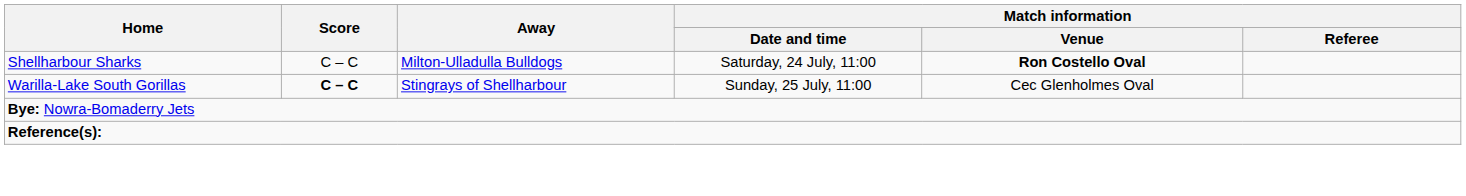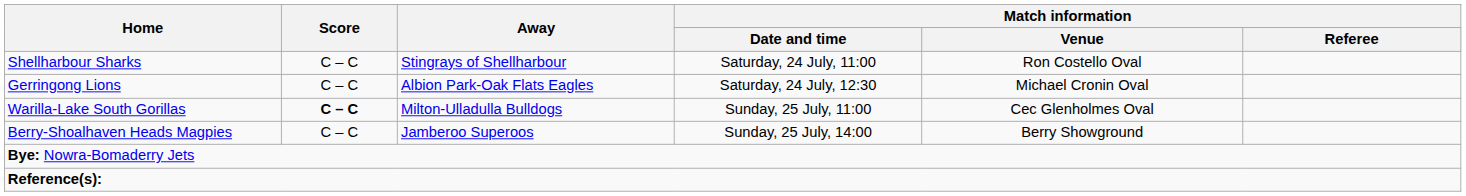(482, 62) Milton-Ulladulla Bulldogs -> (484, 62) Stingrays of Shellharbour
(1082, 62) bold -> (1082, 62) normal
+ row: (64, 86)
(484, 86) Stingrays of Shellharbour -> (482, 109) Milton-Ulladulla Bulldogs
+ row: (120, 132)
